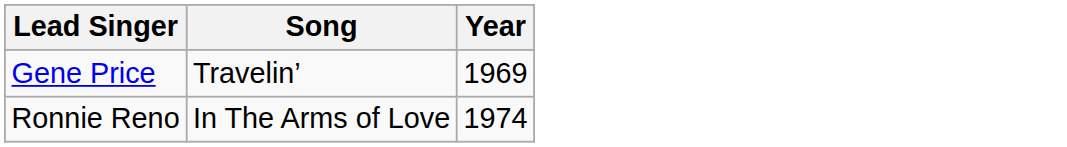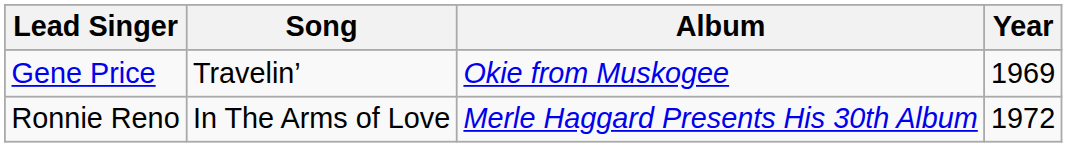+ column: (721, 27)
(495, 118) 1974 -> (1023, 118) 1972
